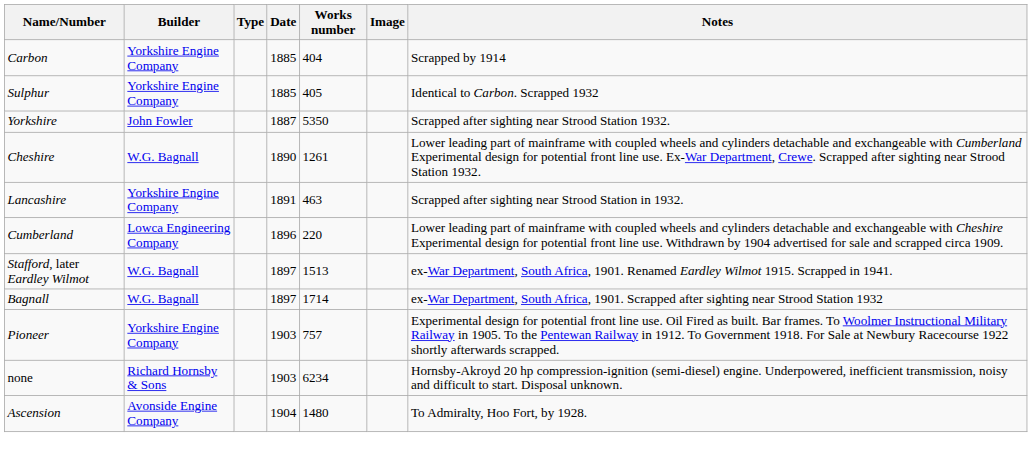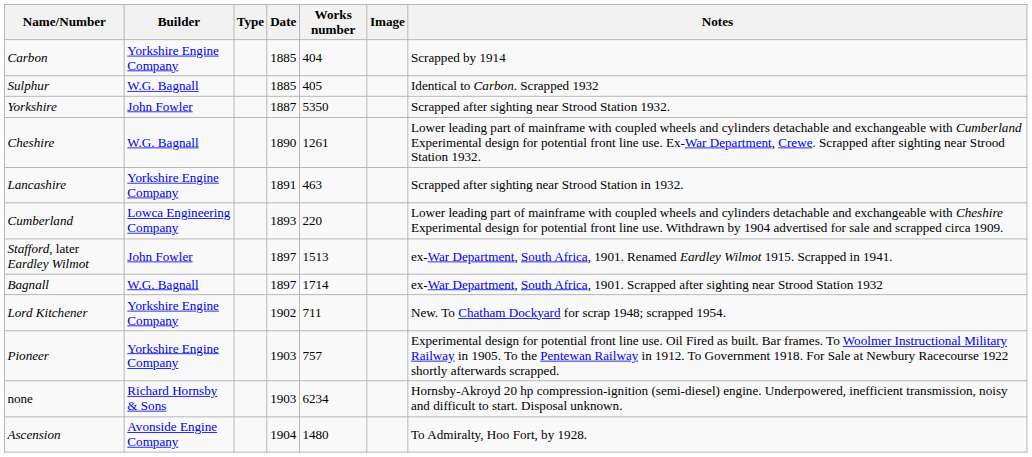(173, 93) Yorkshire Engine Company -> (163, 86) W.G. Bagnall
(283, 235) 1896 -> (283, 220) 1893
(163, 271) W.G. Bagnall -> (160, 256) John Fowler
+ row: (47, 312)
